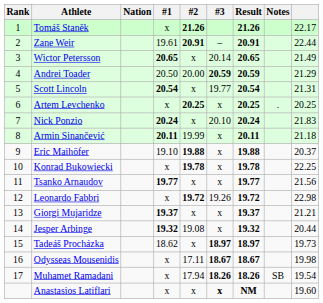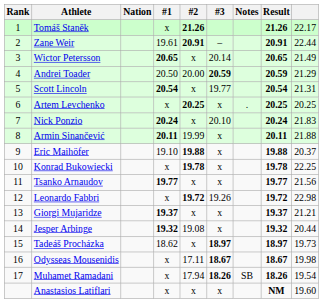columns swapped: (249, 12) <-> (278, 12)
(305, 136) 21.18 -> (305, 136) 21.88
(220, 290) bold -> (220, 290) normal
